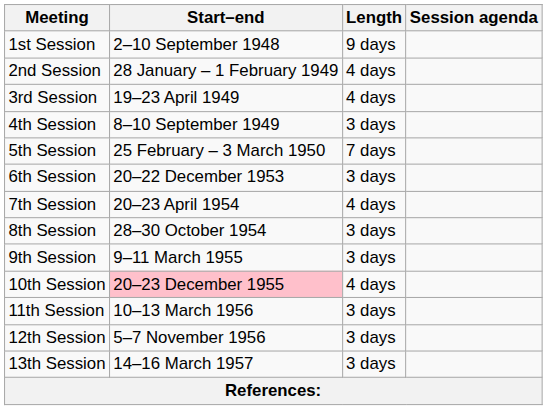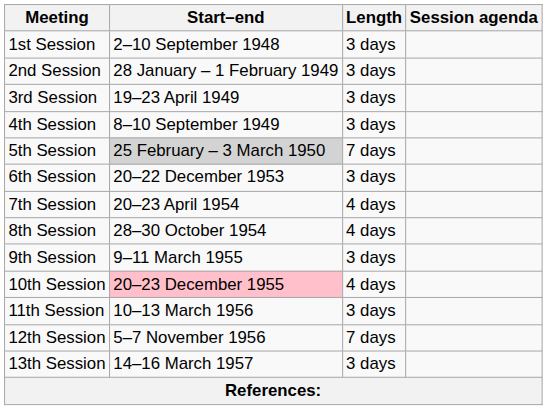(371, 44) 9 days -> (371, 44) 3 days
(371, 71) 4 days -> (371, 71) 3 days
(371, 97) 4 days -> (371, 97) 3 days
(219, 151) no background -> (219, 151) lightgrey background
(371, 230) 3 days -> (371, 230) 4 days
(371, 337) 3 days -> (371, 337) 7 days
